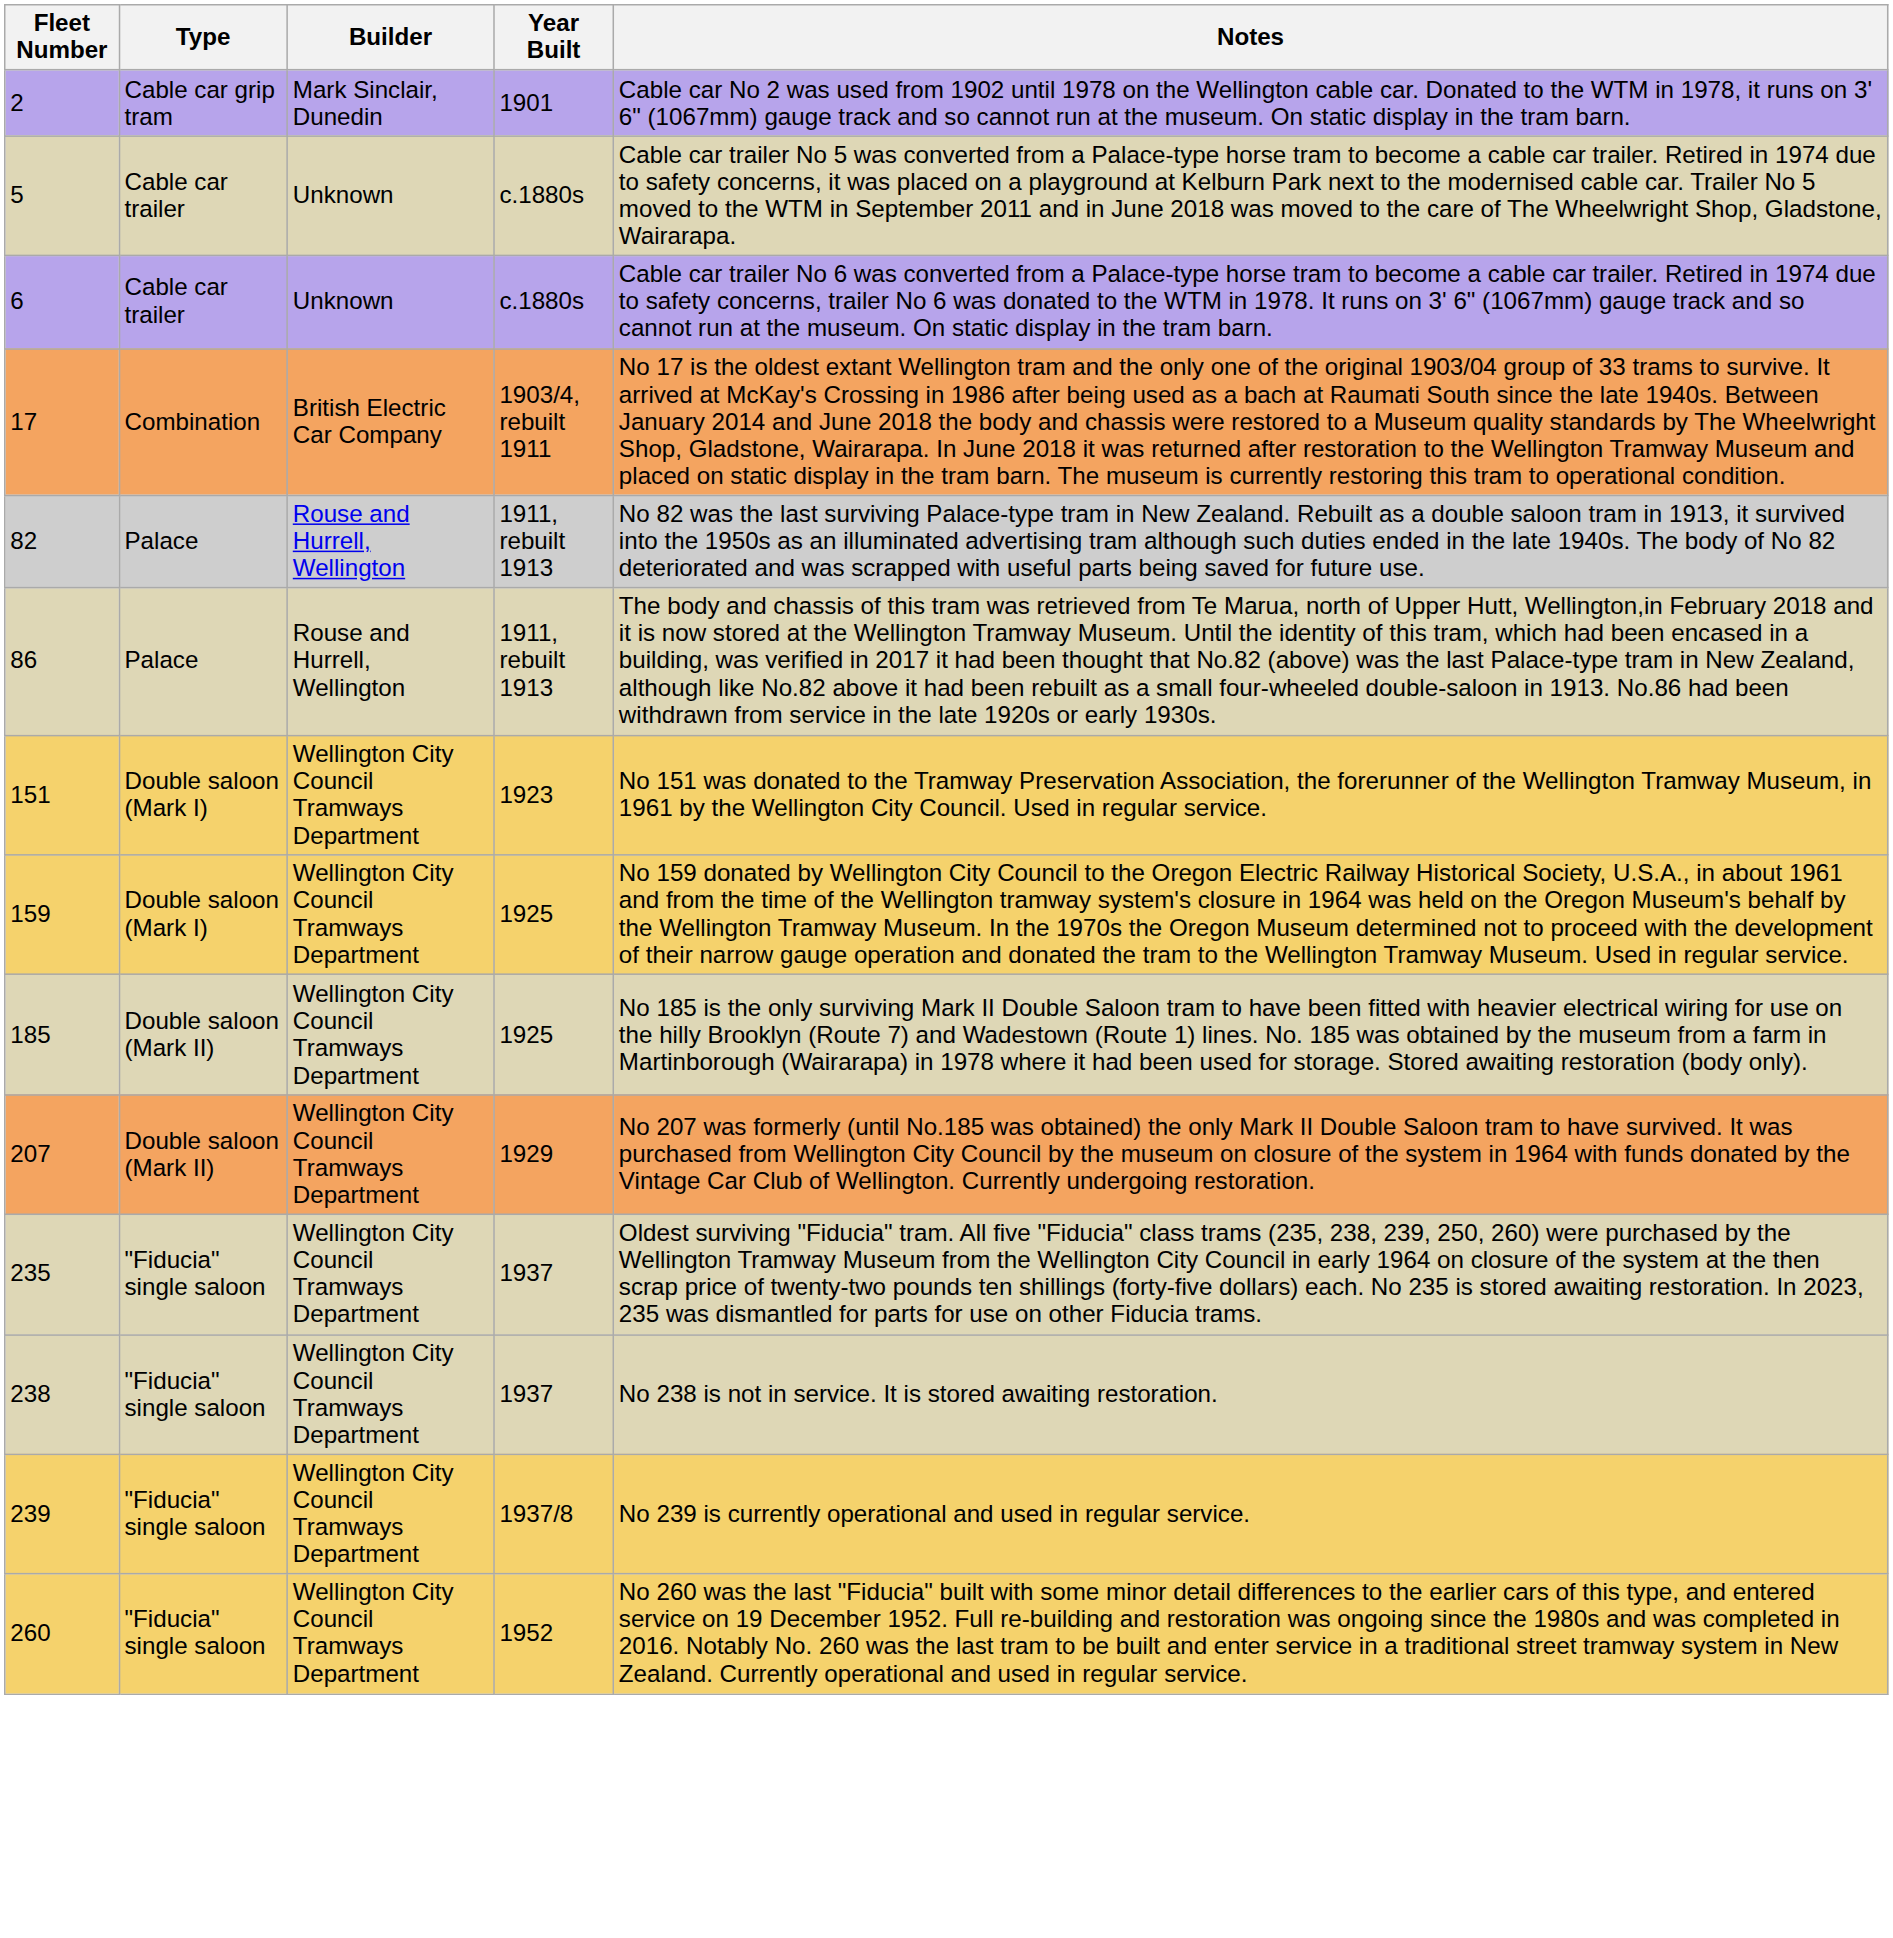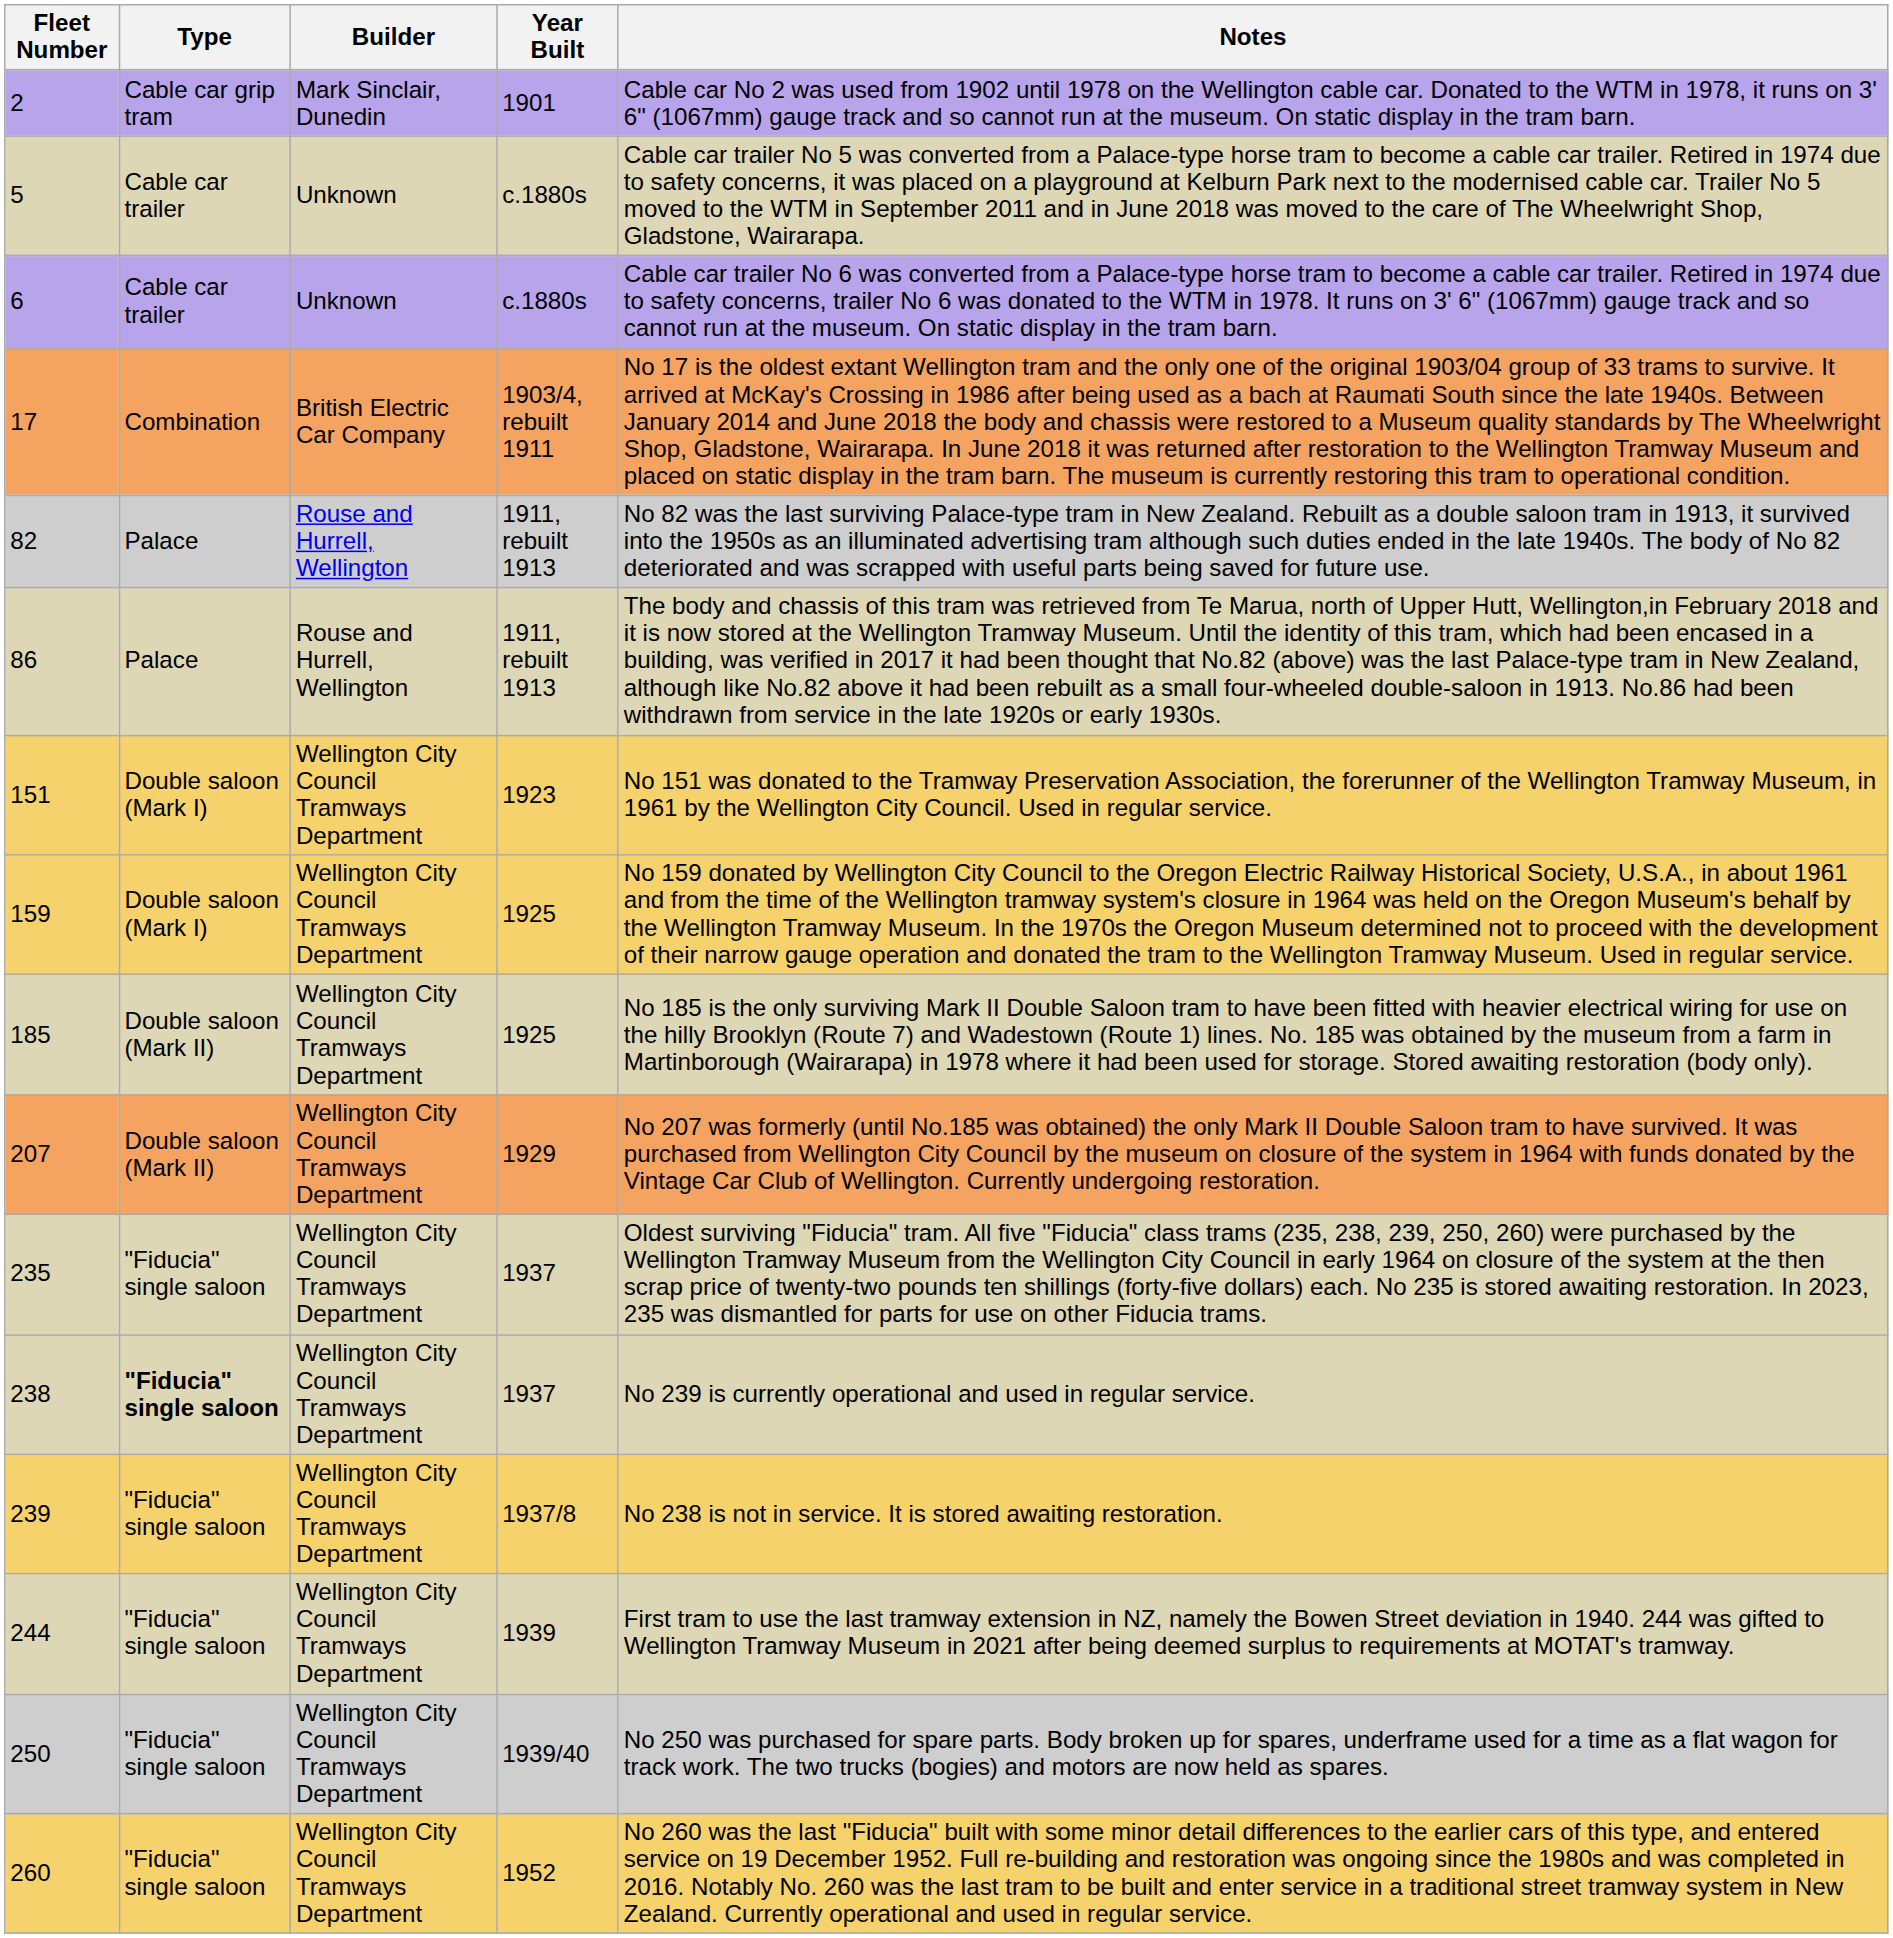(195, 1393) normal -> (202, 1393) bold
(918, 1393) No 238 is not in service. It is stored awaiting restoration. -> (939, 1393) No 239 is currently operational and used in regular service.
(934, 1513) No 239 is currently operational and used in regular service. -> (923, 1513) No 238 is not in service. It is stored awaiting restoration.
+ row: (30, 1633)
+ row: (30, 1753)
